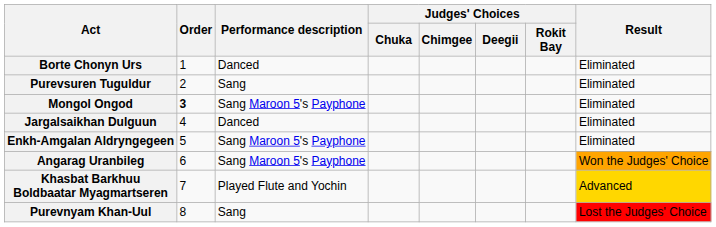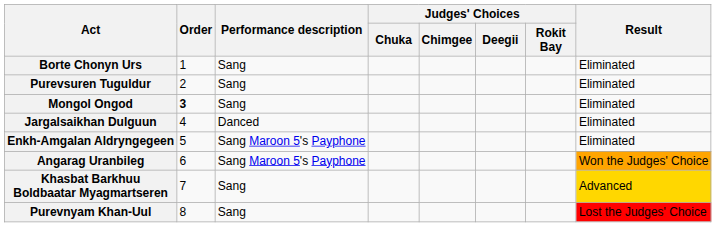(238, 65) Danced -> (232, 65) Sang
(292, 103) Sang Maroon 5's Payphone -> (232, 103) Sang
(282, 186) Played Flute and Yochin -> (232, 186) Sang
